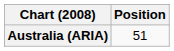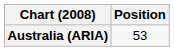(140, 35) 51 -> (140, 35) 53
